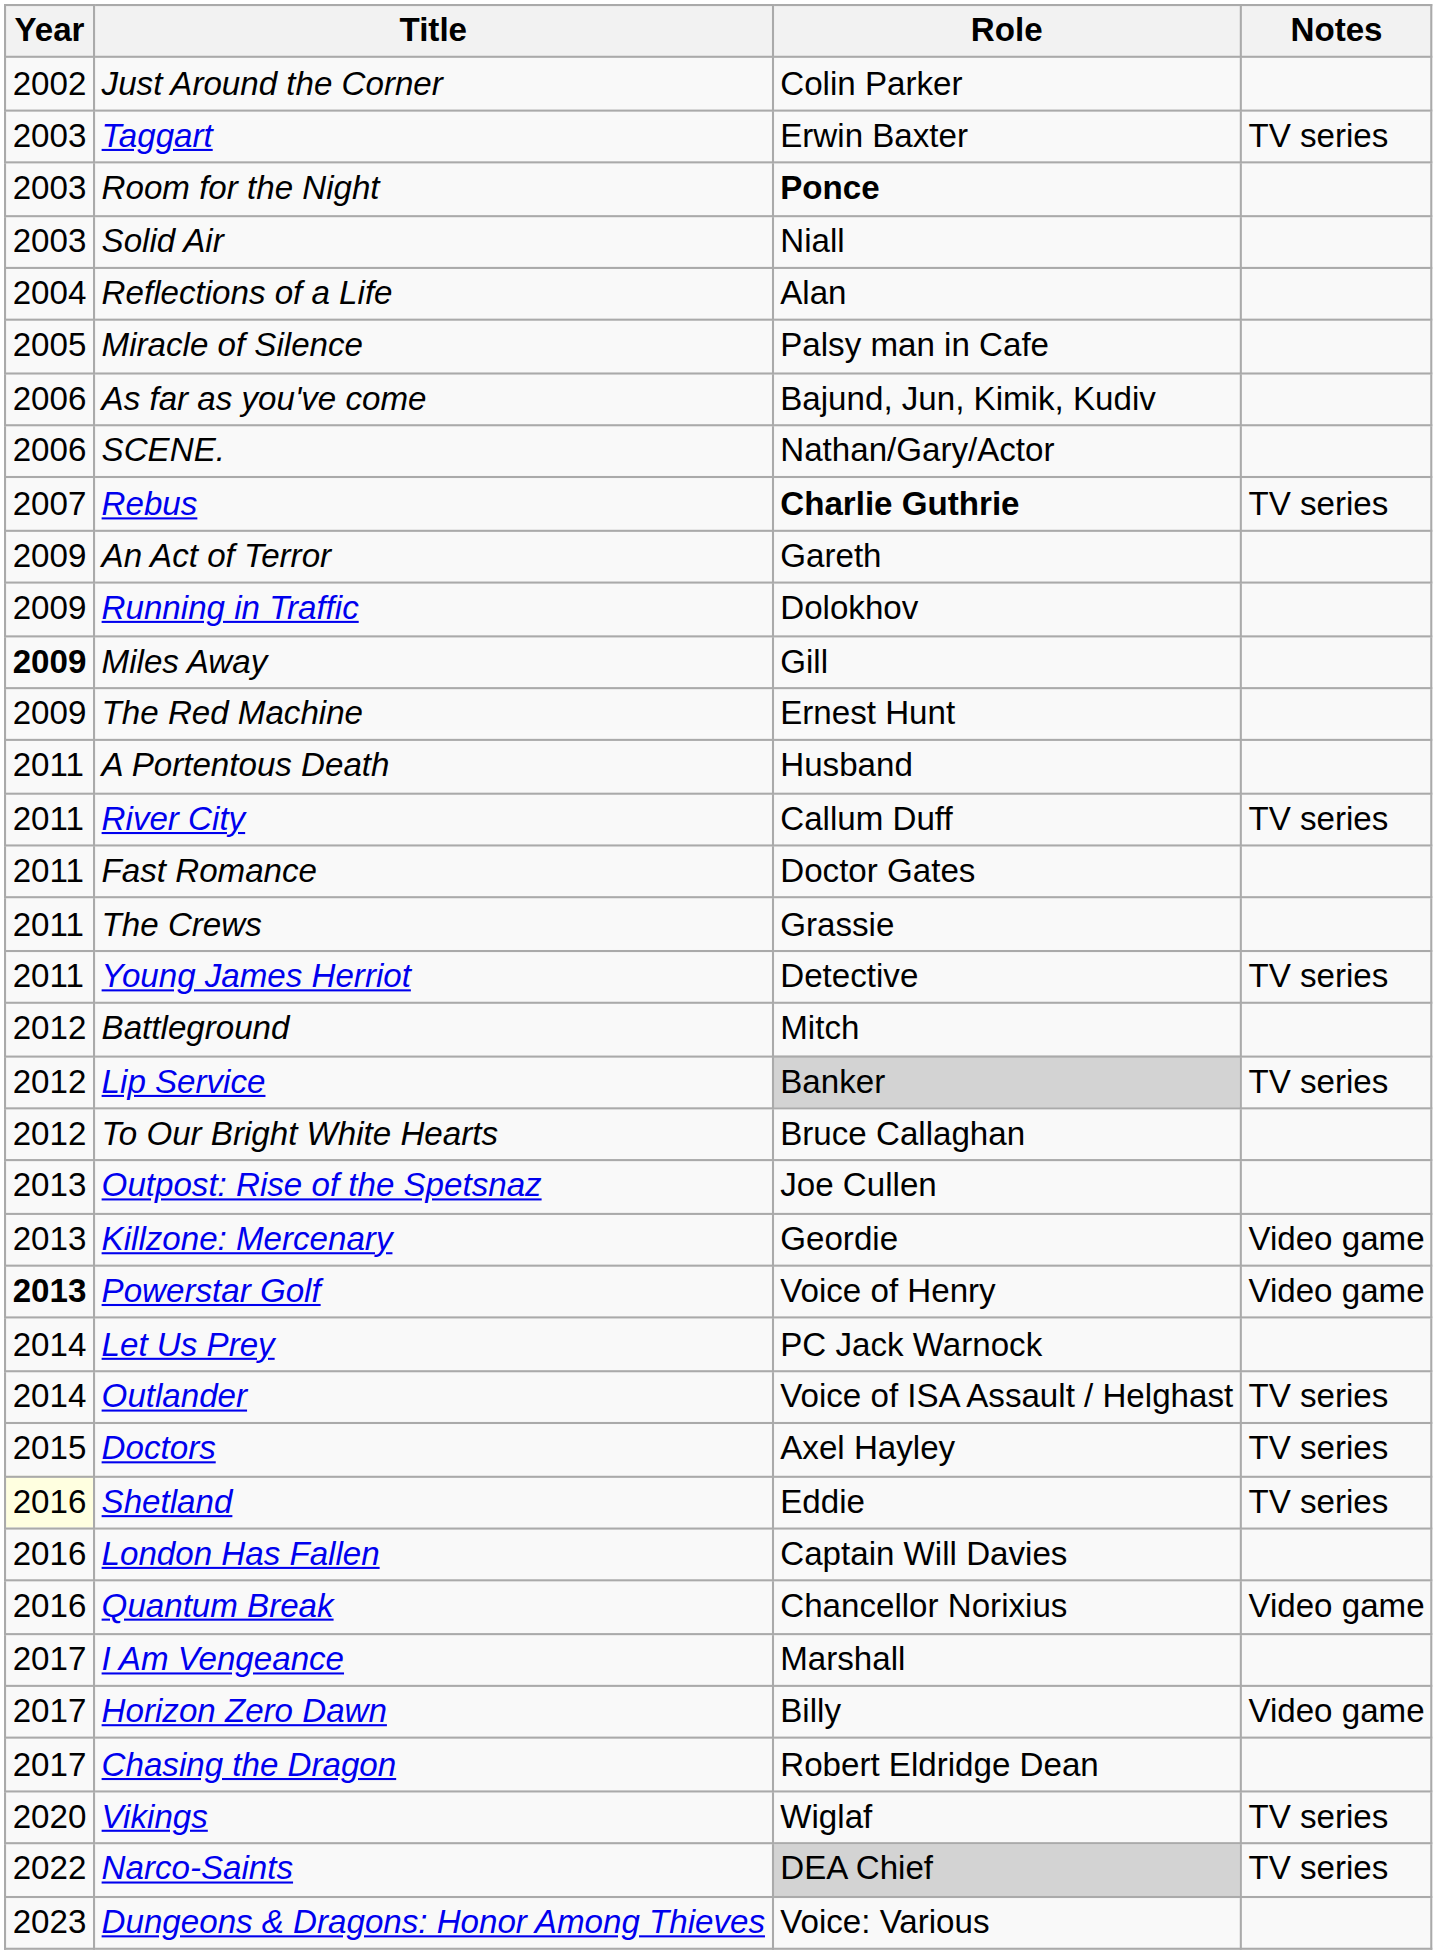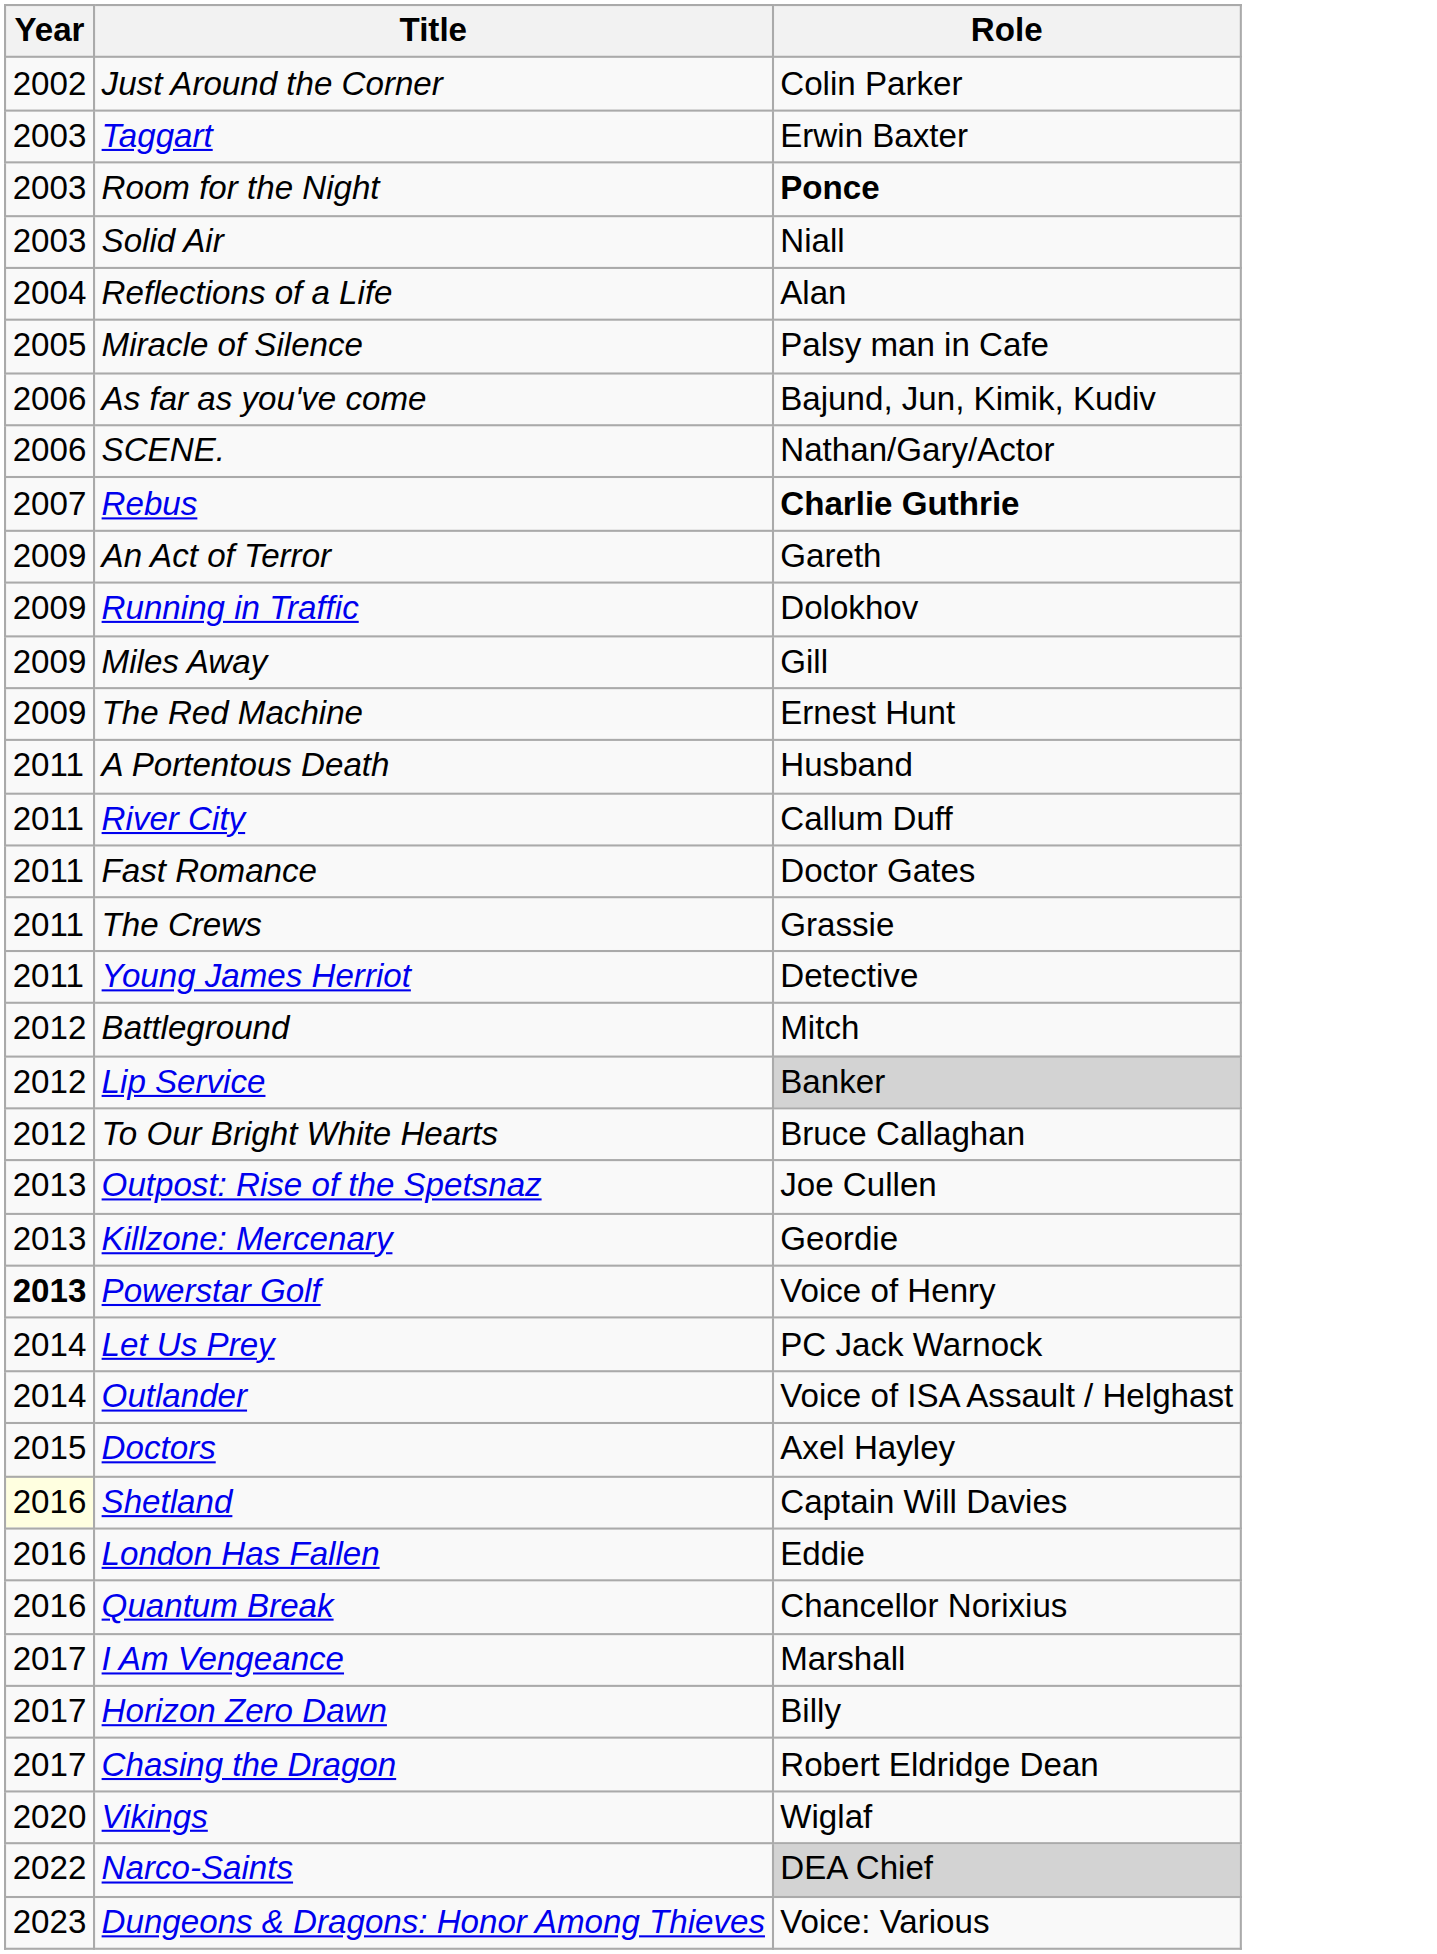- column: (1337, 30)
(50, 661) bold -> (50, 661) normal
(823, 1501) Eddie -> (924, 1501) Captain Will Davies
(924, 1554) Captain Will Davies -> (823, 1554) Eddie
